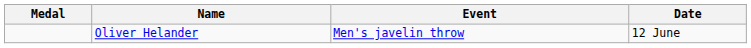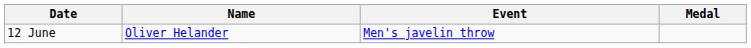columns swapped: (48, 14) <-> (688, 14)
